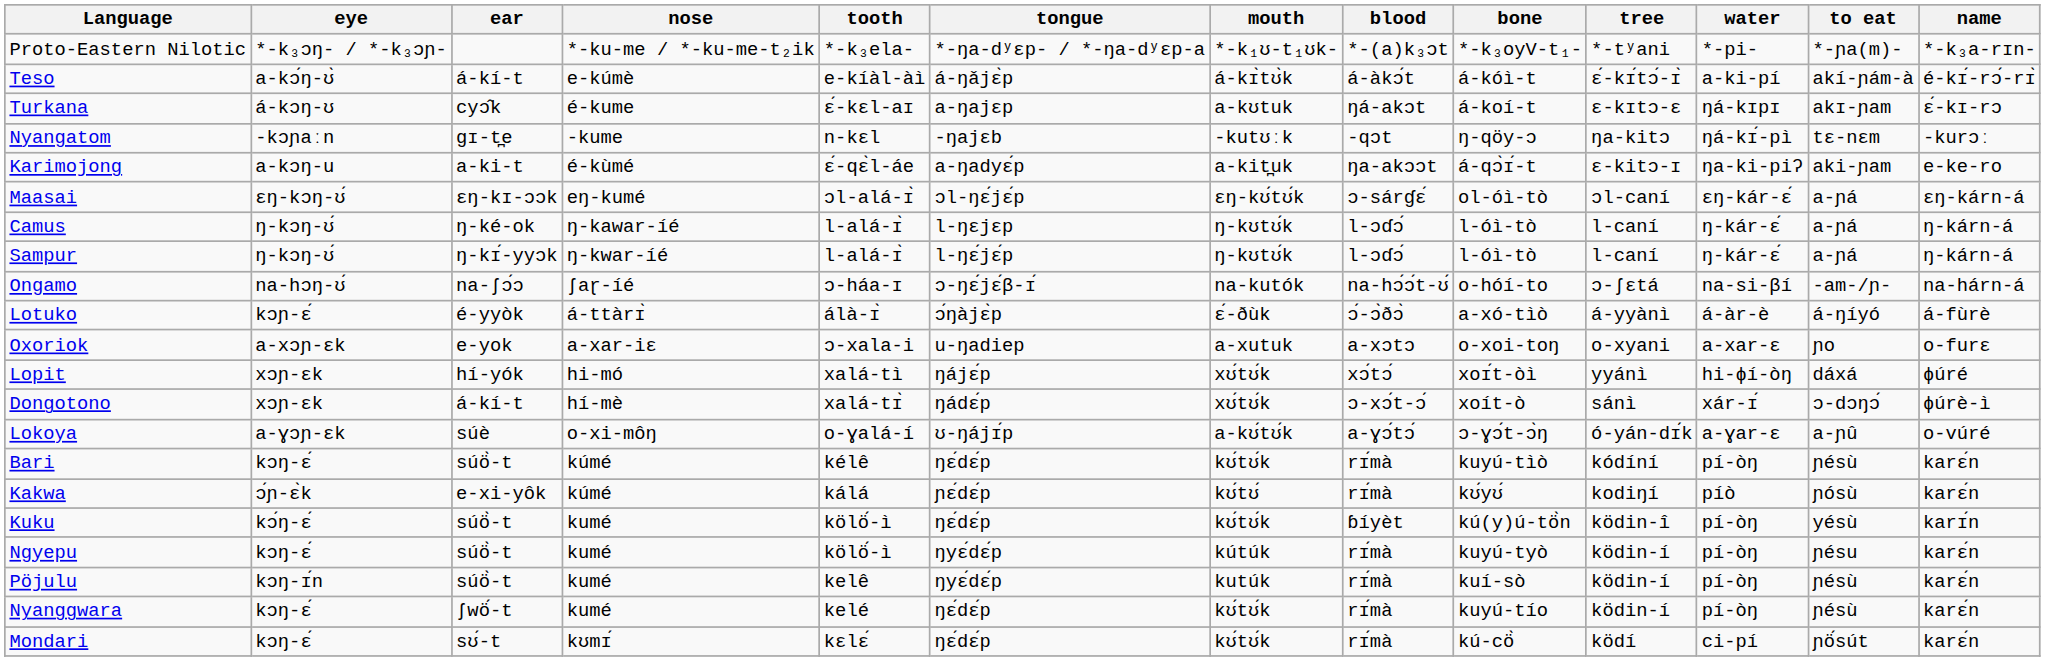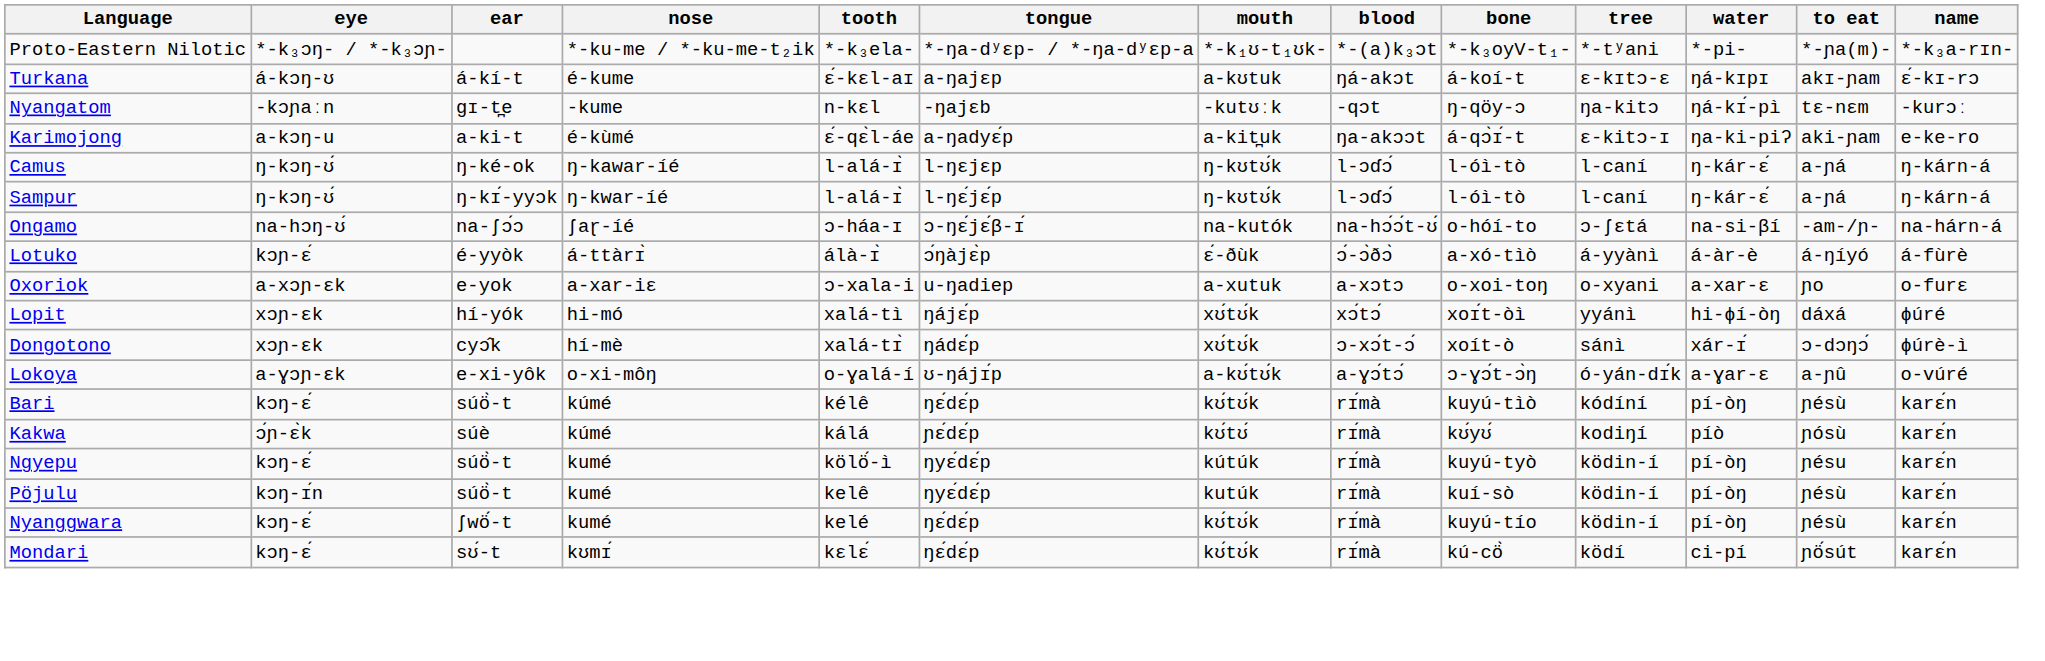- row: (32, 79)
(479, 108) cyɔ̂k -> (490, 79) á-kí-t
- row: (43, 197)
(490, 404) á-kí-t -> (479, 345) cyɔ̂k
(473, 434) súè -> (501, 375) e-xi-yôk
(501, 493) e-xi-yôk -> (473, 434) súè
- row: (32, 523)
